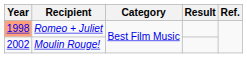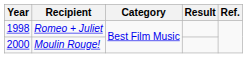(18, 28) lightsalmon background -> (18, 28) no background
(18, 45) 2002 -> (18, 45) 2000
